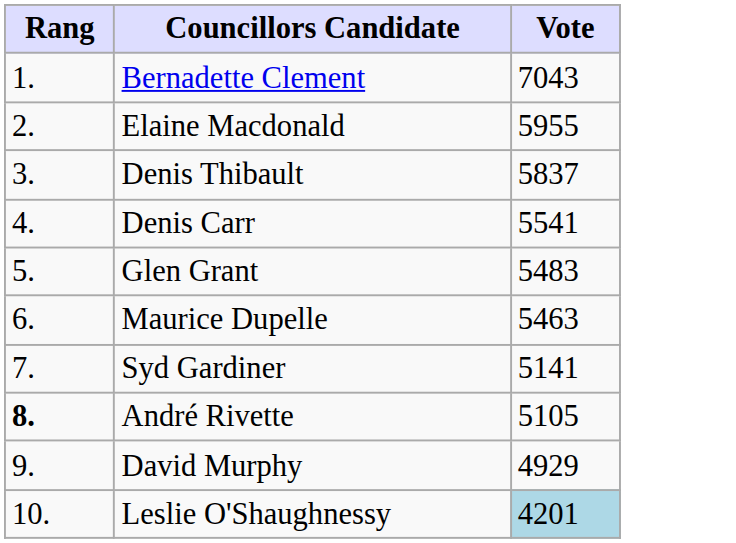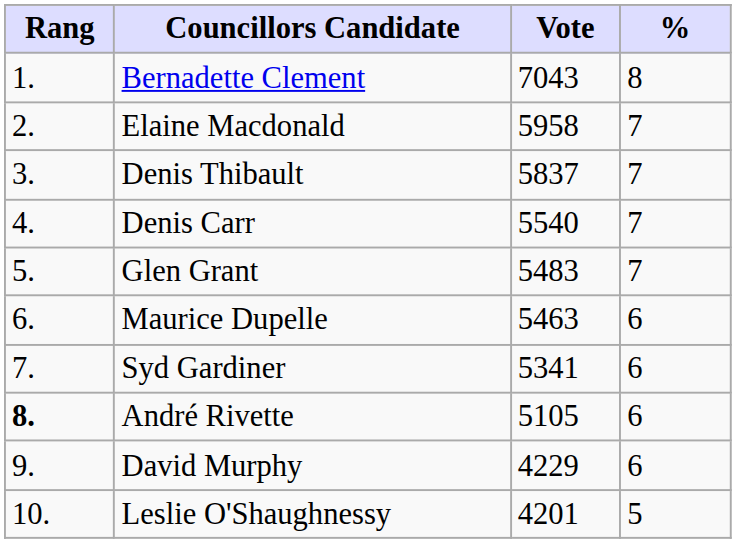+ column: (675, 28)
(548, 125) 5955 -> (548, 125) 5958
(548, 222) 5541 -> (548, 222) 5540
(548, 367) 5141 -> (548, 367) 5341
(548, 464) 4929 -> (548, 464) 4229
(548, 513) lightblue background -> (548, 513) no background
